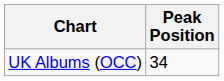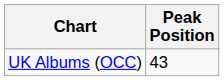(159, 62) 34 -> (159, 62) 43
